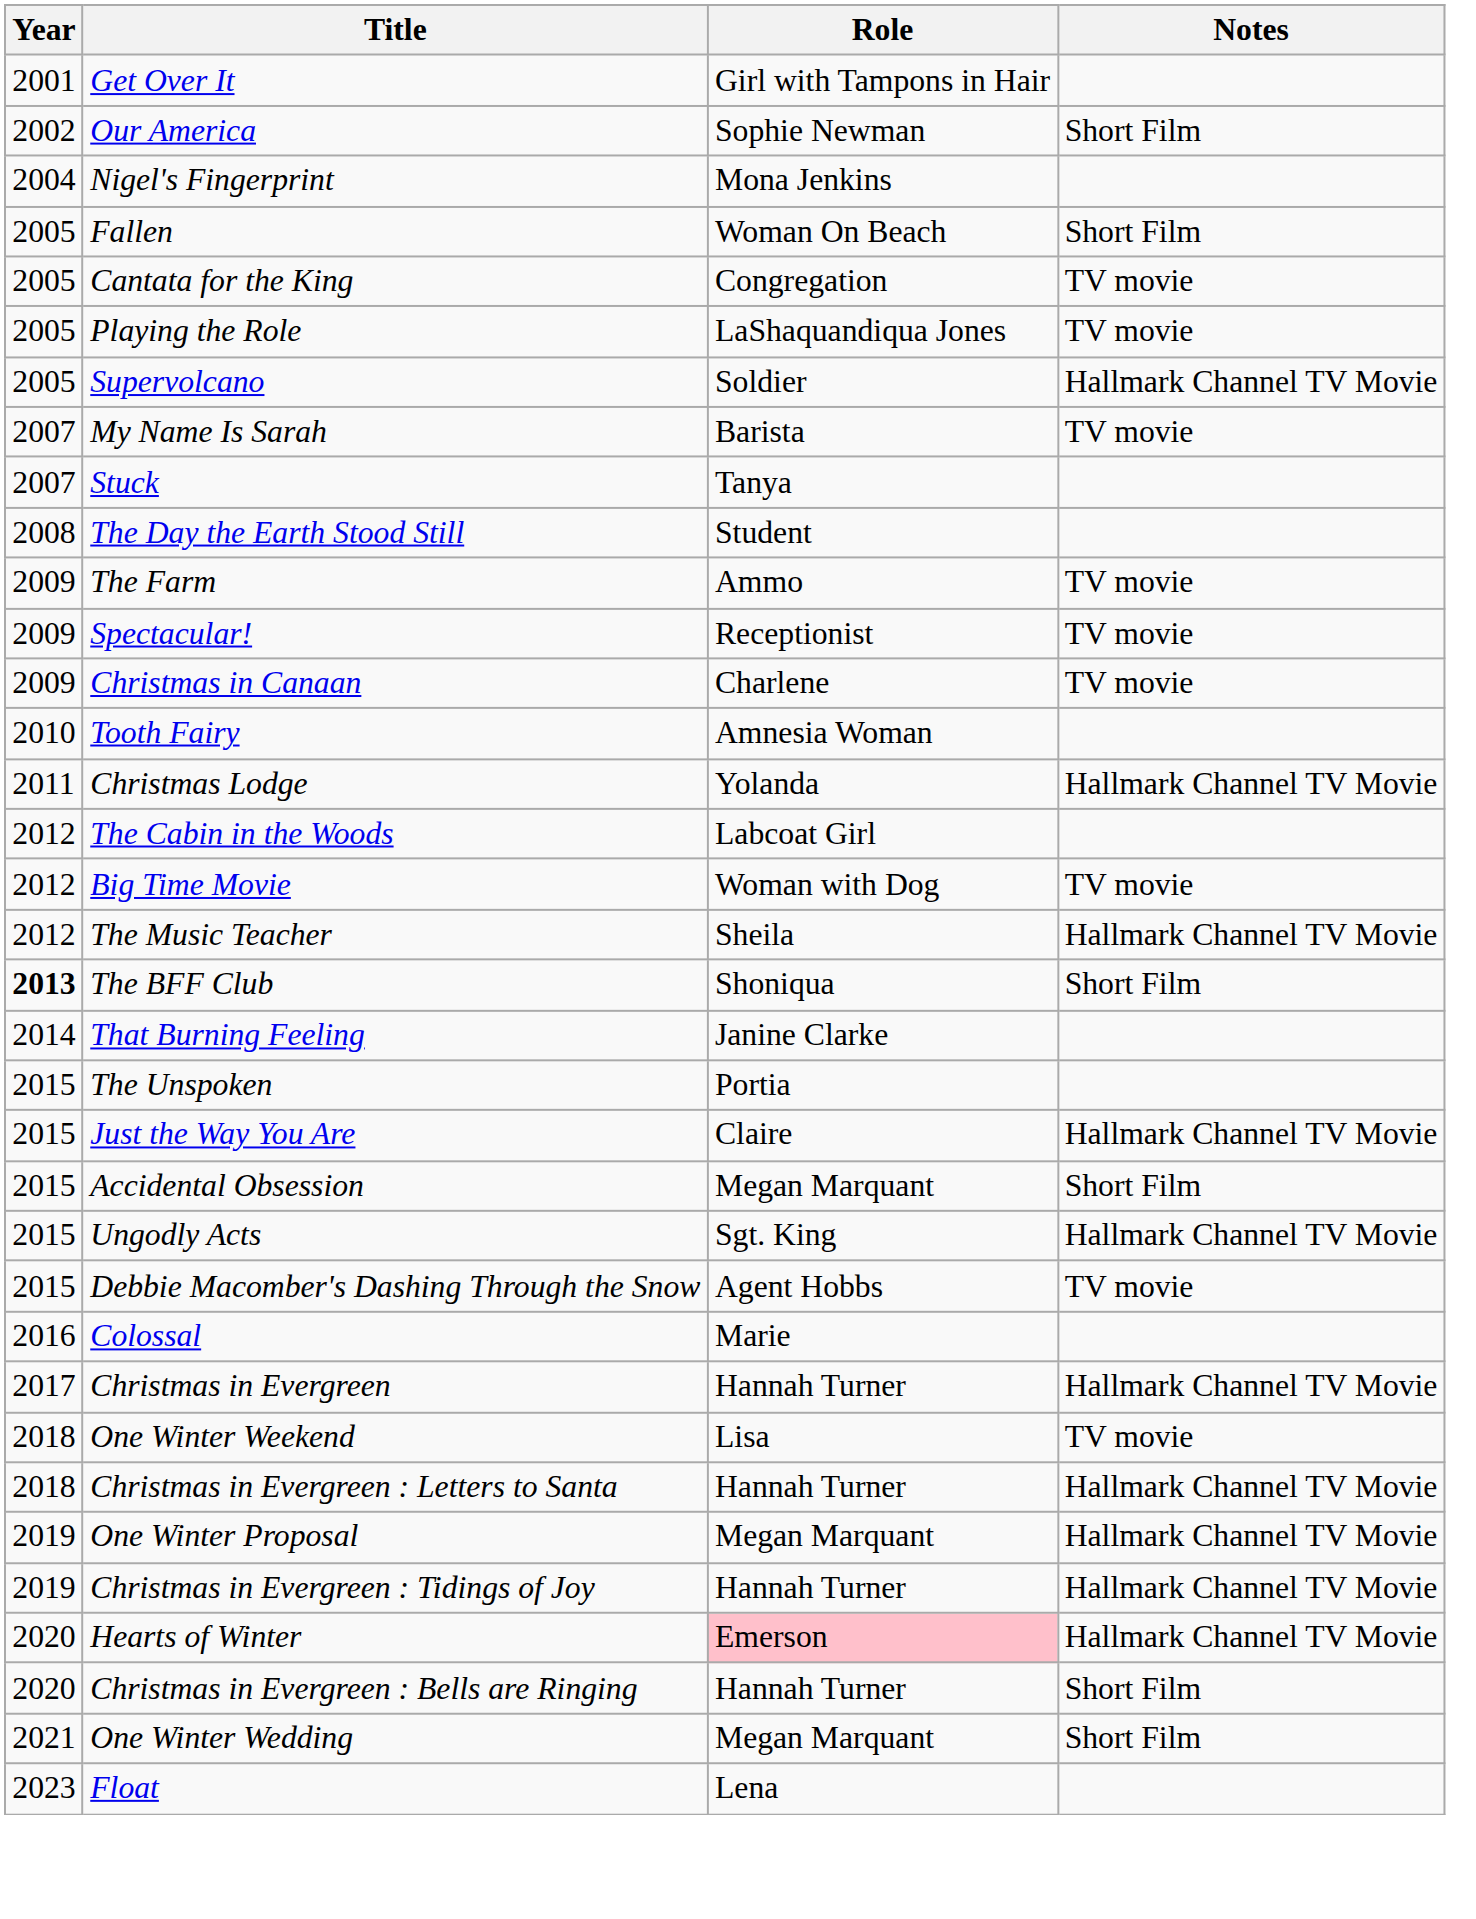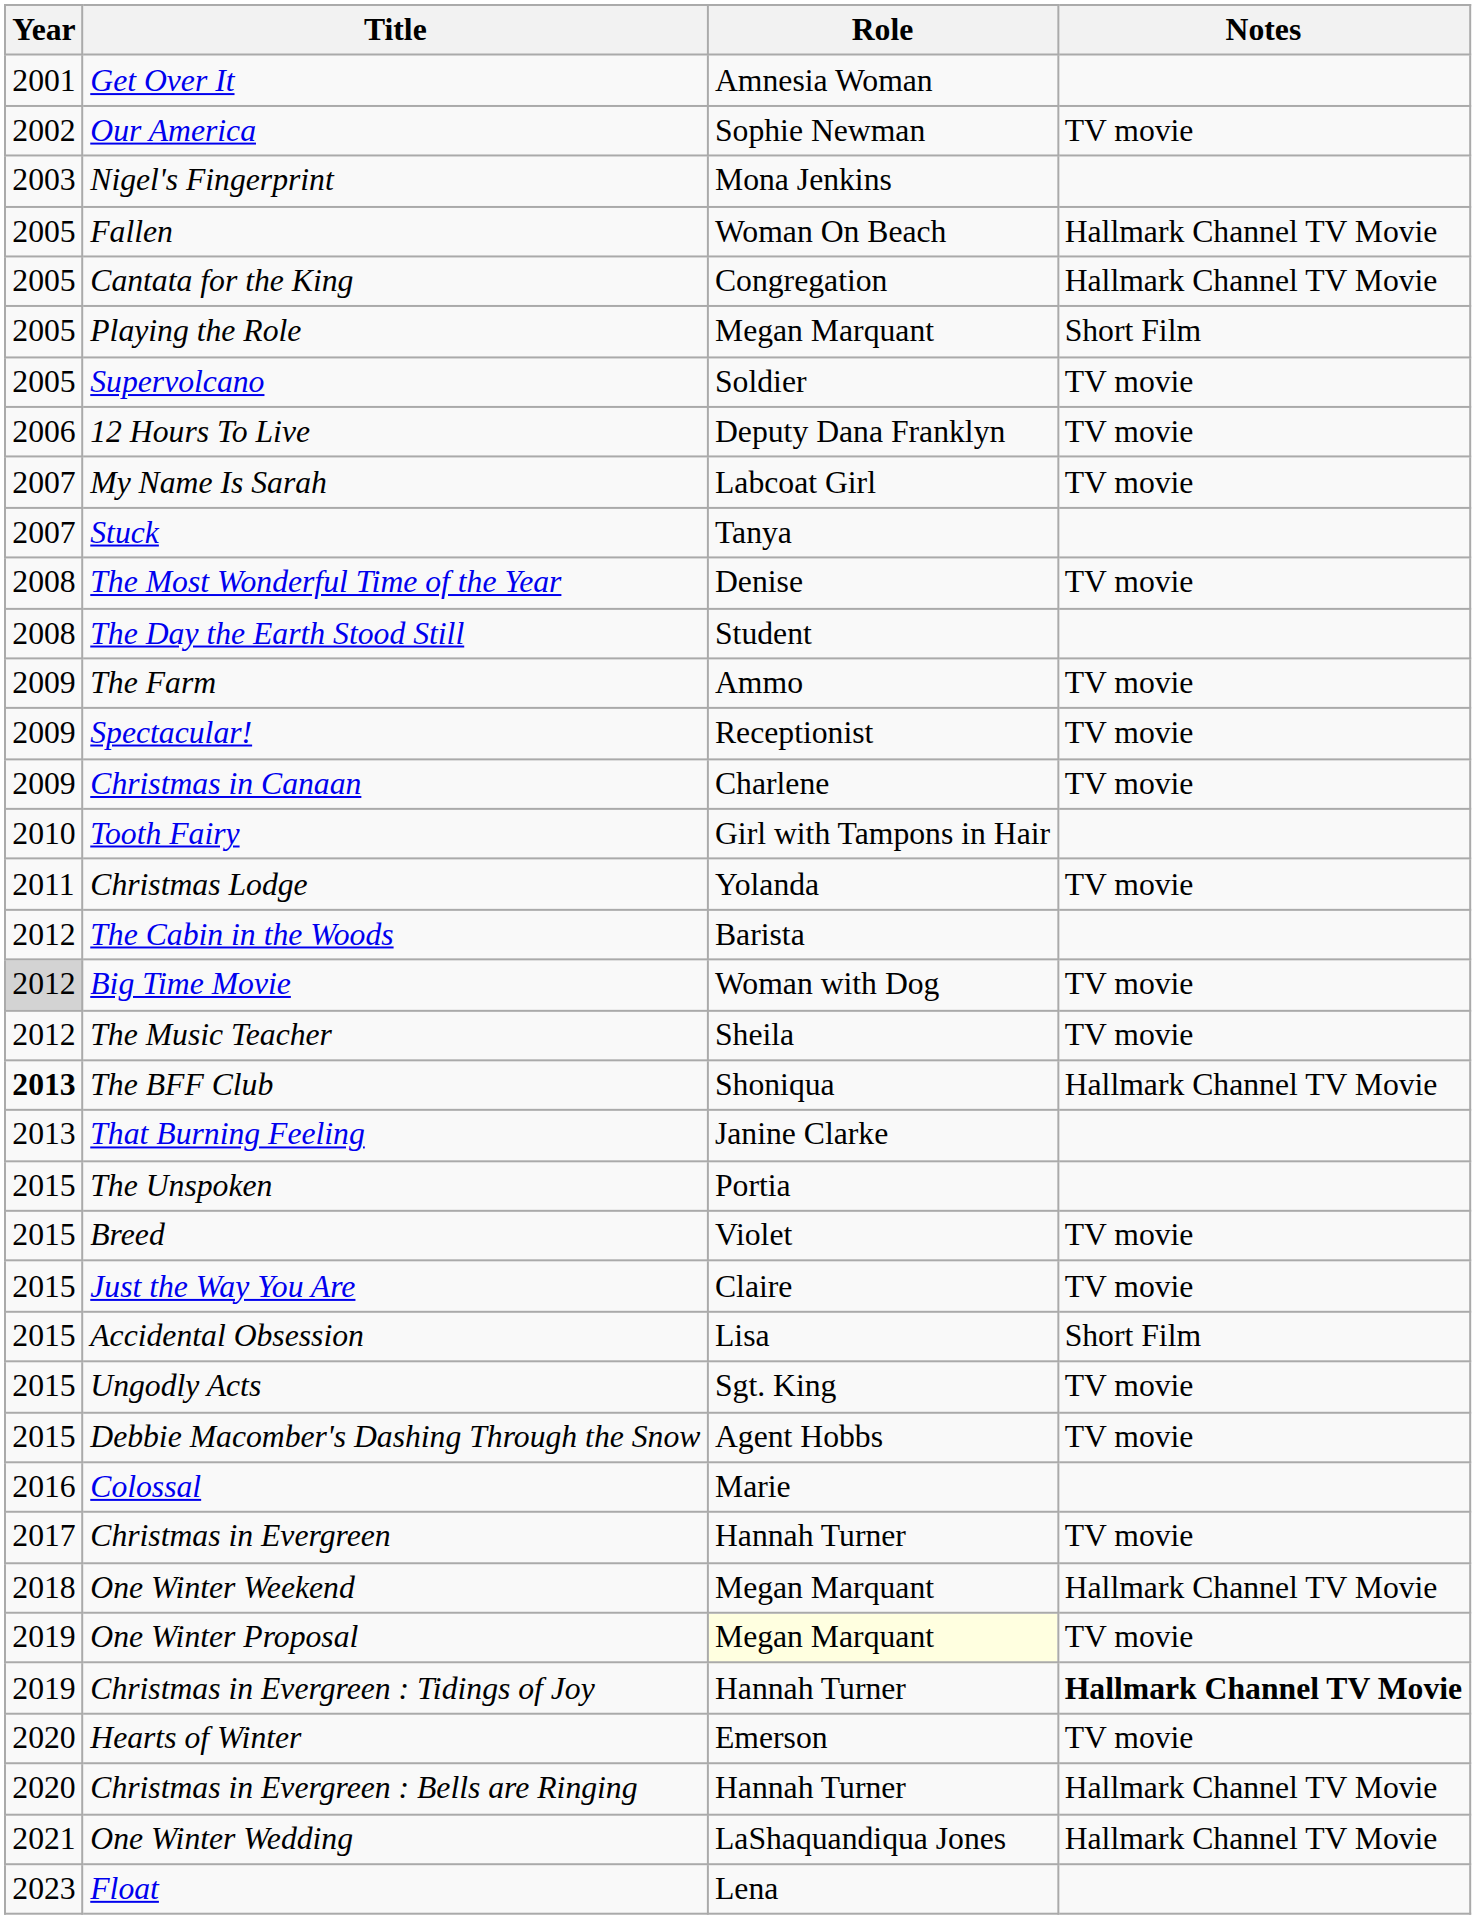(883, 79) Girl with Tampons in Hair -> (824, 79) Amnesia Woman
(1133, 130) Short Film -> (1129, 130) TV movie
(44, 180) 2004 -> (44, 180) 2003
(1133, 230) Short Film -> (1251, 230) Hallmark Channel TV Movie
(1129, 280) TV movie -> (1251, 280) Hallmark Channel TV Movie
(861, 331) LaShaquandiqua Jones -> (825, 331) Megan Marquant
(1129, 331) TV movie -> (1133, 331) Short Film
(1251, 381) Hallmark Channel TV Movie -> (1129, 381) TV movie
+ row: (200, 431)
(760, 431) Barista -> (795, 481) Labcoat Girl
+ row: (326, 582)
(824, 733) Amnesia Woman -> (883, 833) Girl with Tampons in Hair
(1251, 783) Hallmark Channel TV Movie -> (1129, 883) TV movie
(795, 833) Labcoat Girl -> (760, 933) Barista
(44, 883) no background -> (44, 984) lightgrey background
(1251, 933) Hallmark Channel TV Movie -> (1129, 1034) TV movie
(1133, 984) Short Film -> (1251, 1084) Hallmark Channel TV Movie
(44, 1034) 2014 -> (44, 1134) 2013
+ row: (127, 1235)
(1251, 1134) Hallmark Channel TV Movie -> (1129, 1285) TV movie
(825, 1185) Megan Marquant -> (742, 1335) Lisa
(1251, 1235) Hallmark Channel TV Movie -> (1129, 1386) TV movie
(1251, 1386) Hallmark Channel TV Movie -> (1129, 1536) TV movie
(742, 1436) Lisa -> (825, 1587) Megan Marquant
(1129, 1436) TV movie -> (1251, 1587) Hallmark Channel TV Movie
- row: (354, 1486)
(825, 1536) no background -> (825, 1637) lightyellow background
(1251, 1536) Hallmark Channel TV Movie -> (1129, 1637) TV movie
(1251, 1587) normal -> (1263, 1687) bold
(771, 1637) pink background -> (771, 1737) no background
(1251, 1637) Hallmark Channel TV Movie -> (1129, 1737) TV movie
(1133, 1687) Short Film -> (1251, 1788) Hallmark Channel TV Movie
(825, 1737) Megan Marquant -> (861, 1838) LaShaquandiqua Jones
(1133, 1737) Short Film -> (1251, 1838) Hallmark Channel TV Movie
